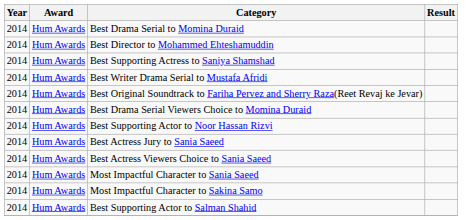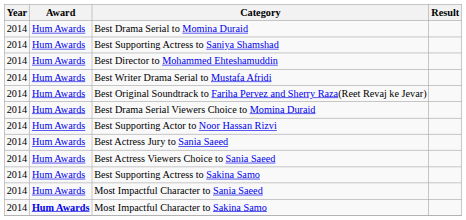rows swapped: (182, 45) <-> (182, 61)
+ row: (177, 175)
(59, 191) normal -> (61, 207) bold
- row: (173, 207)
